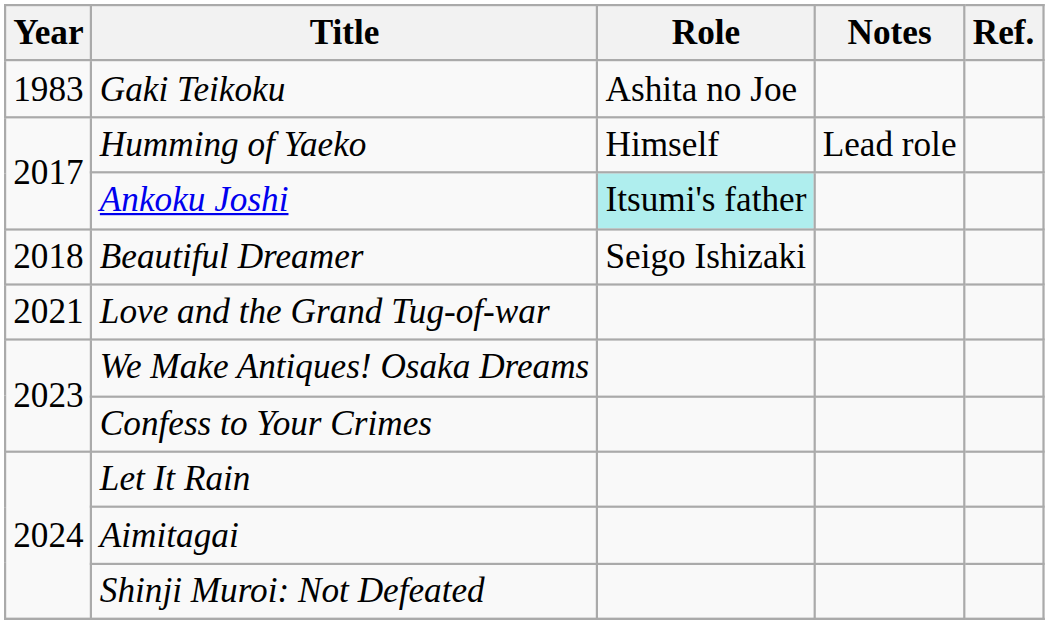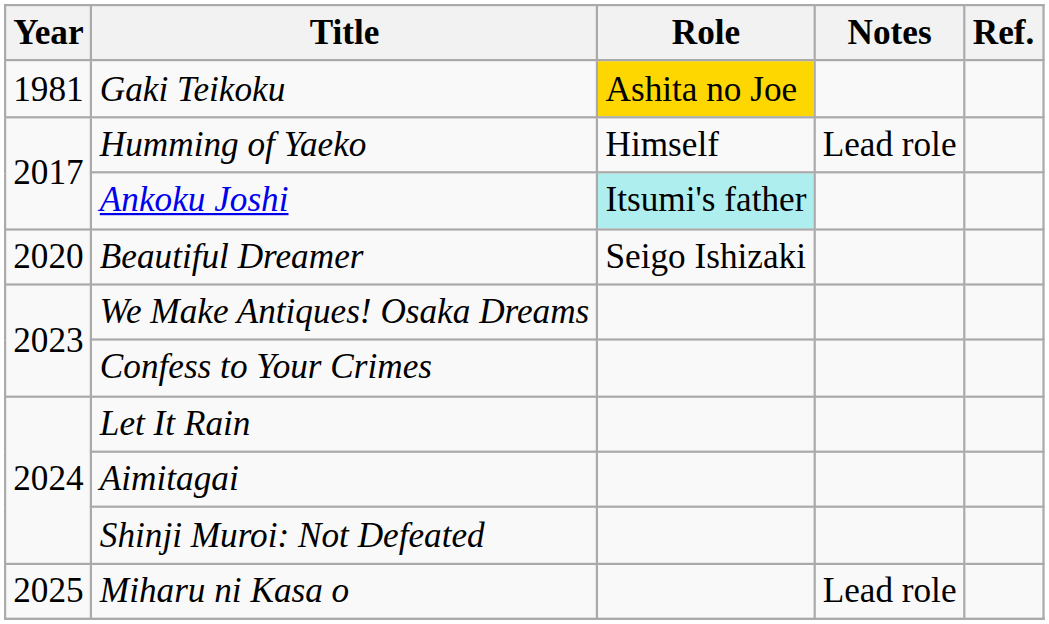(48, 88) 1983 -> (48, 88) 1981
(701, 88) no background -> (701, 88) gold background
(48, 255) 2018 -> (48, 255) 2020
- row: (325, 311)
+ row: (225, 590)
